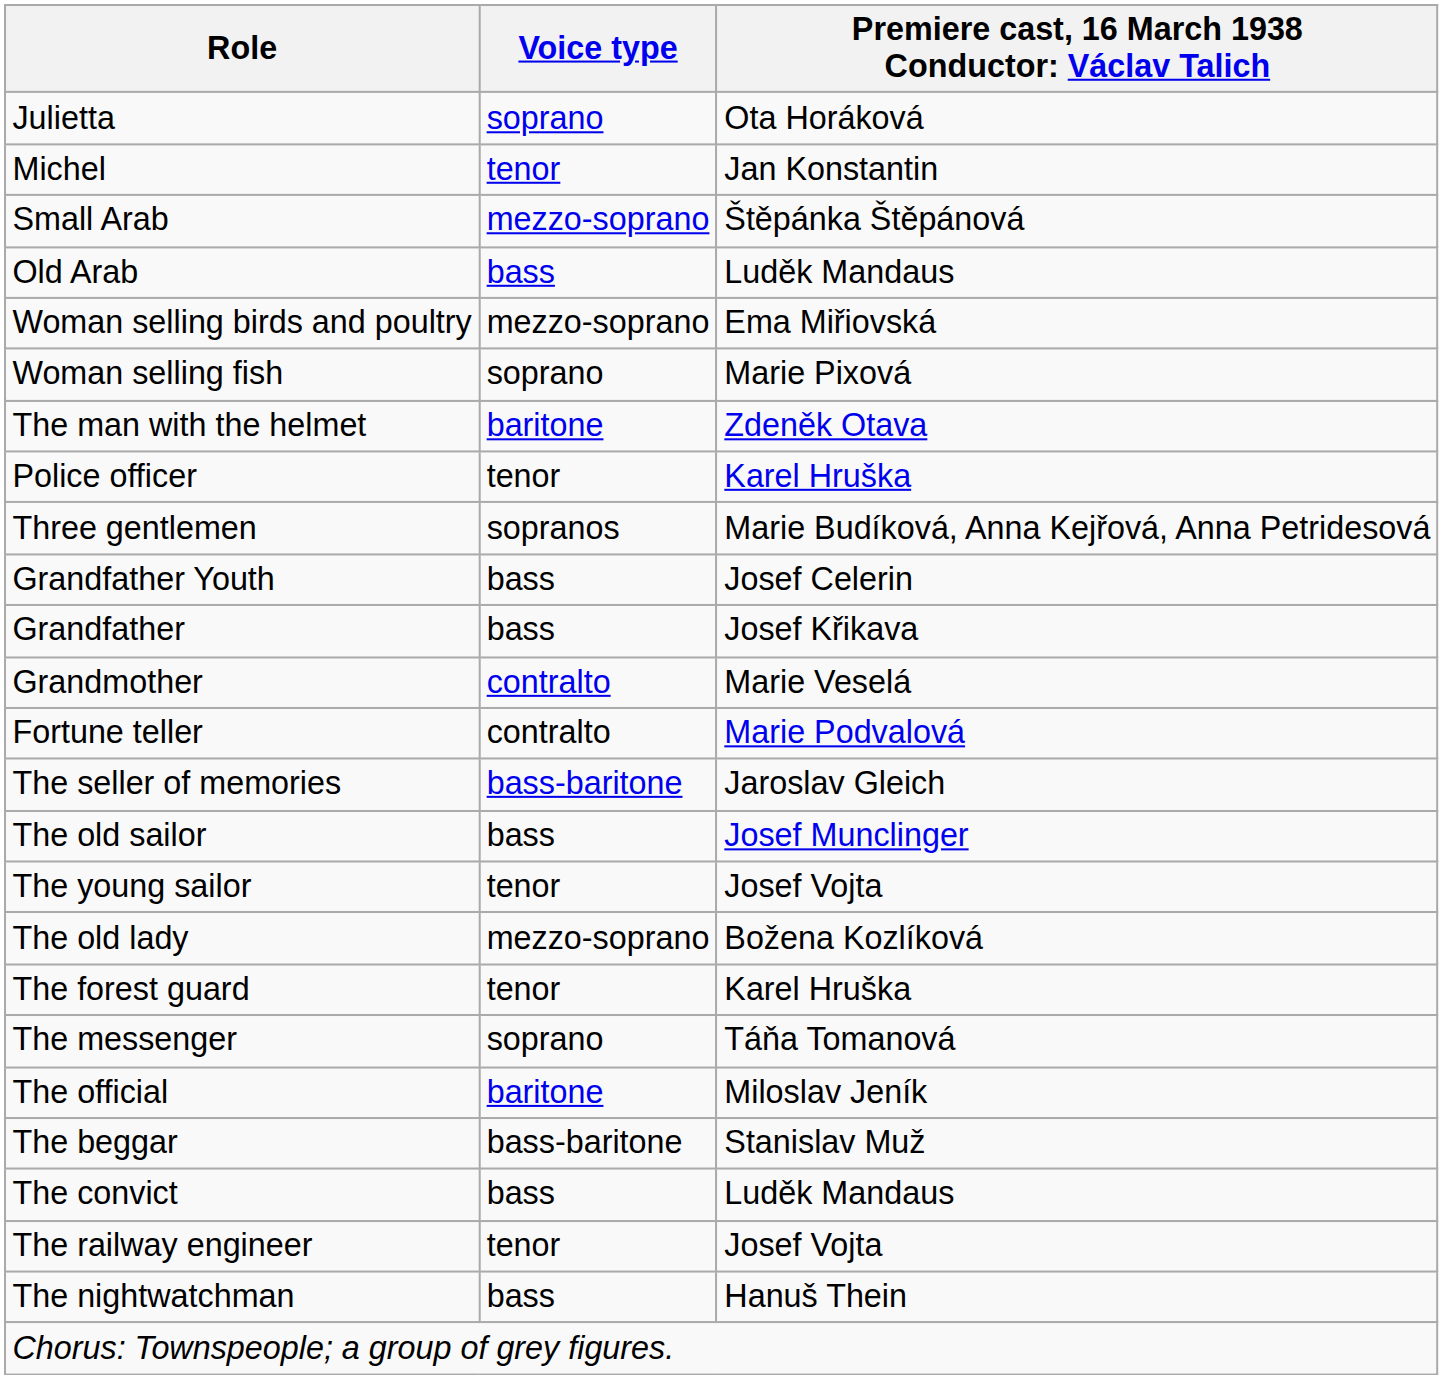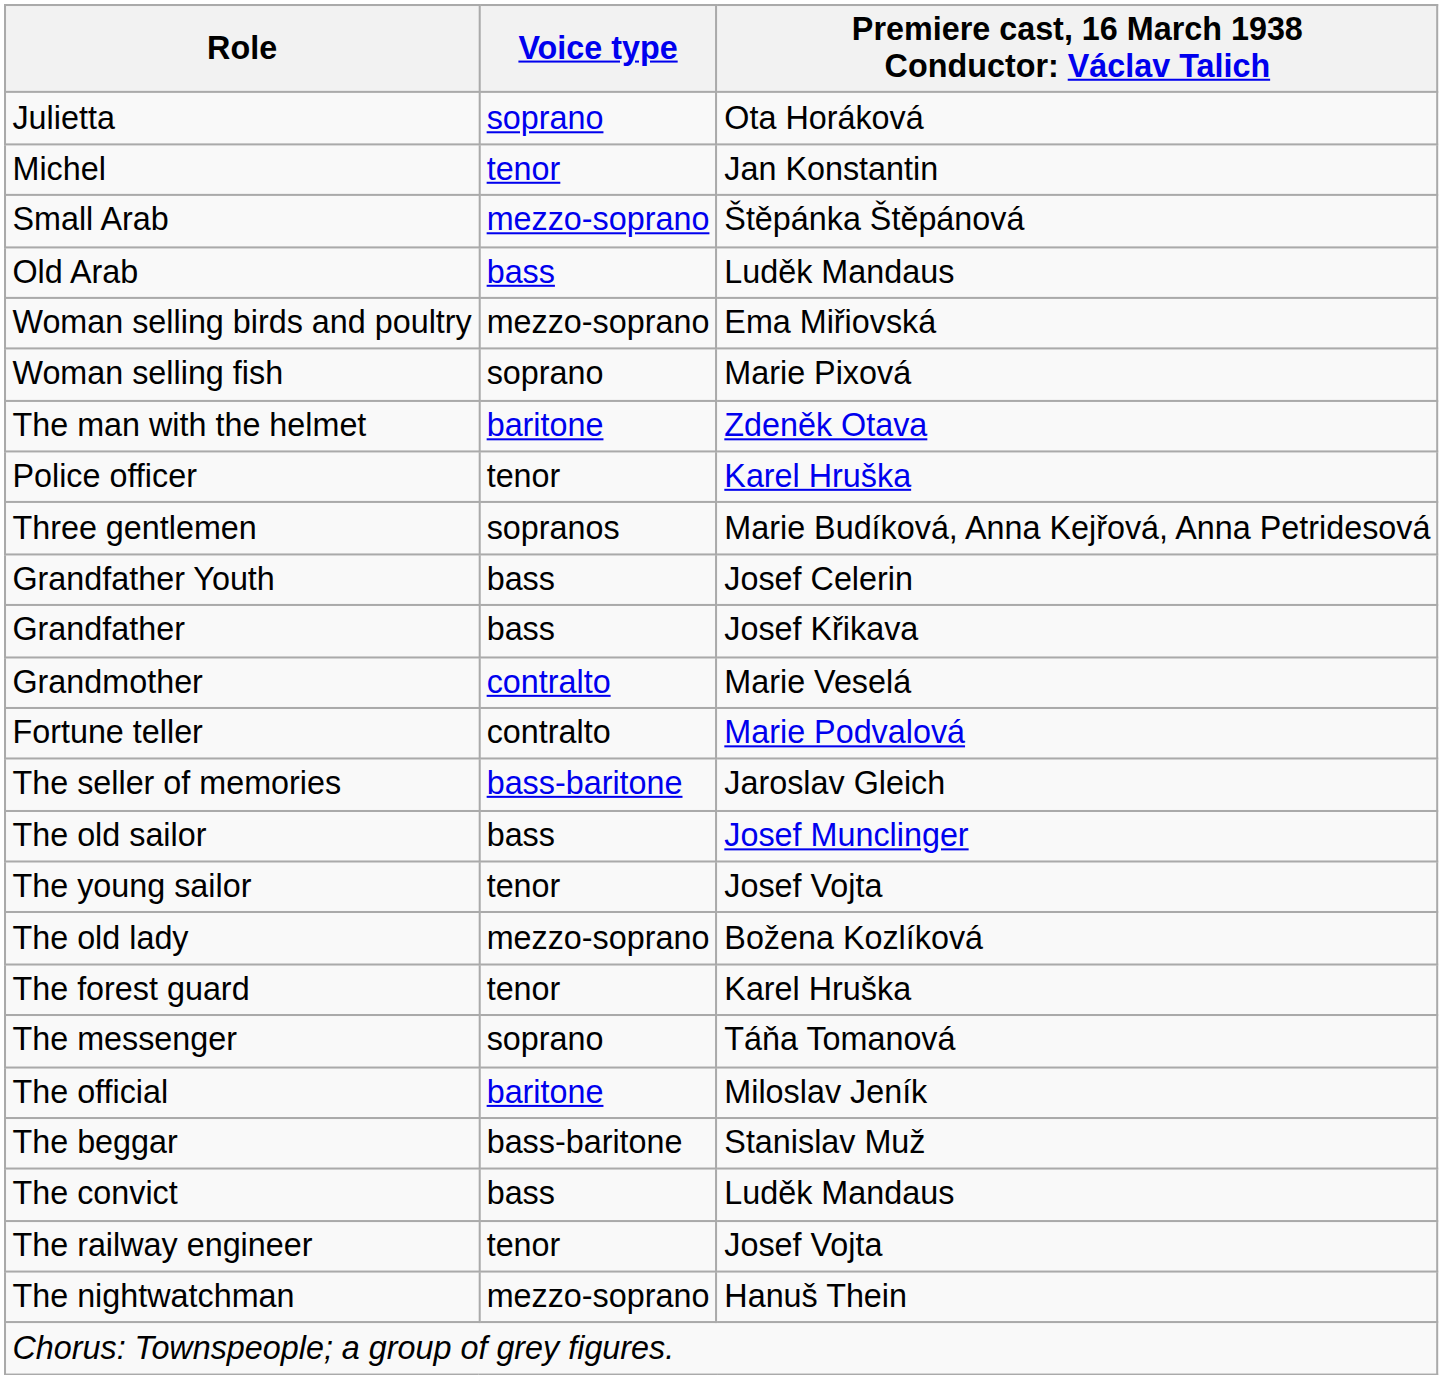(521, 1296) bass -> (598, 1296) mezzo-soprano
